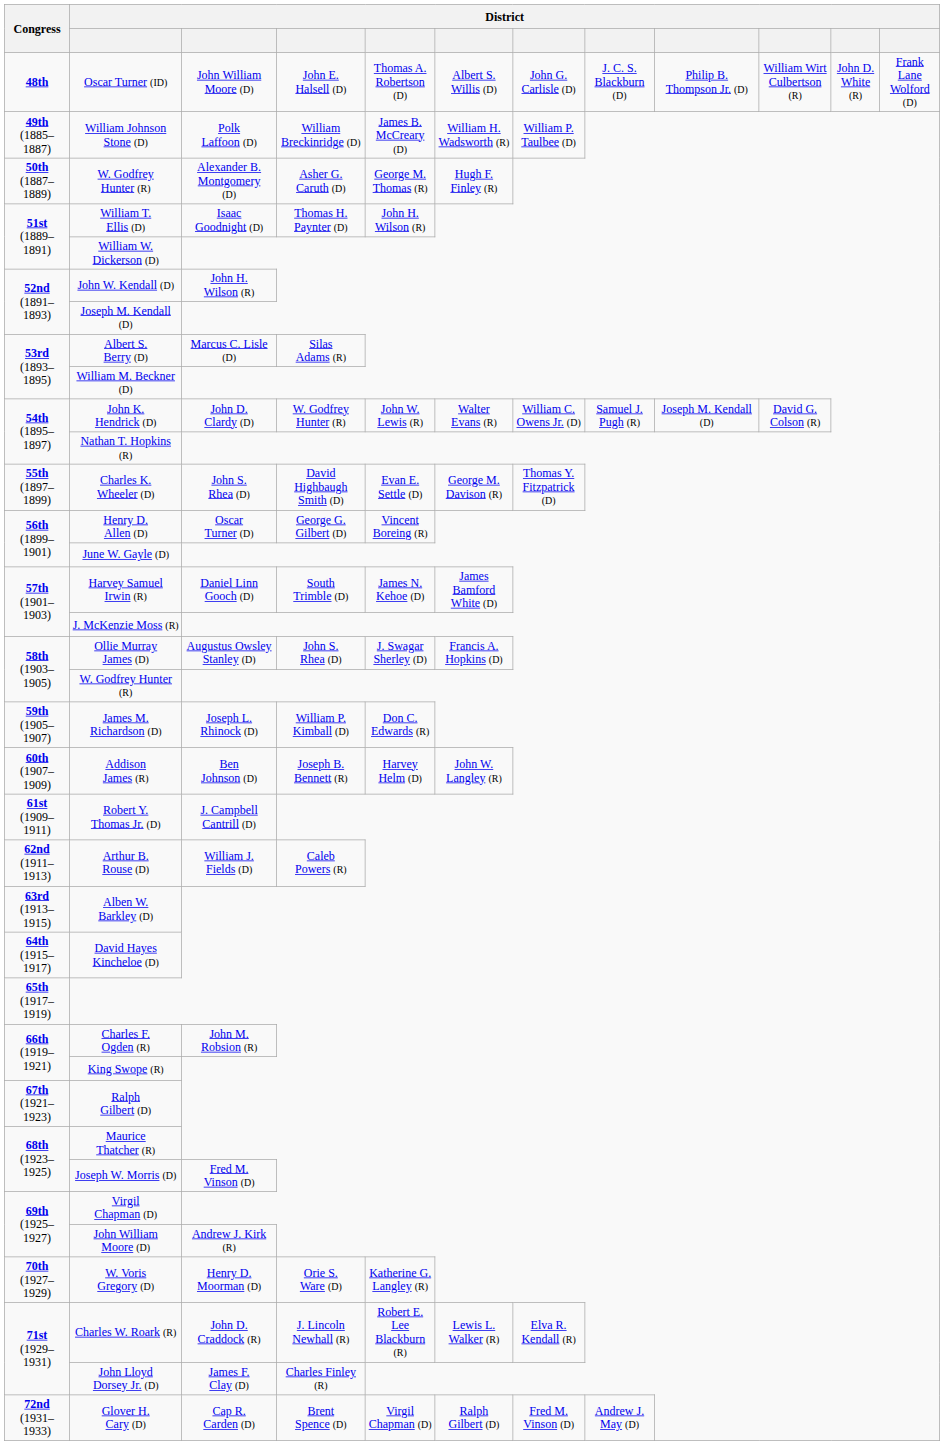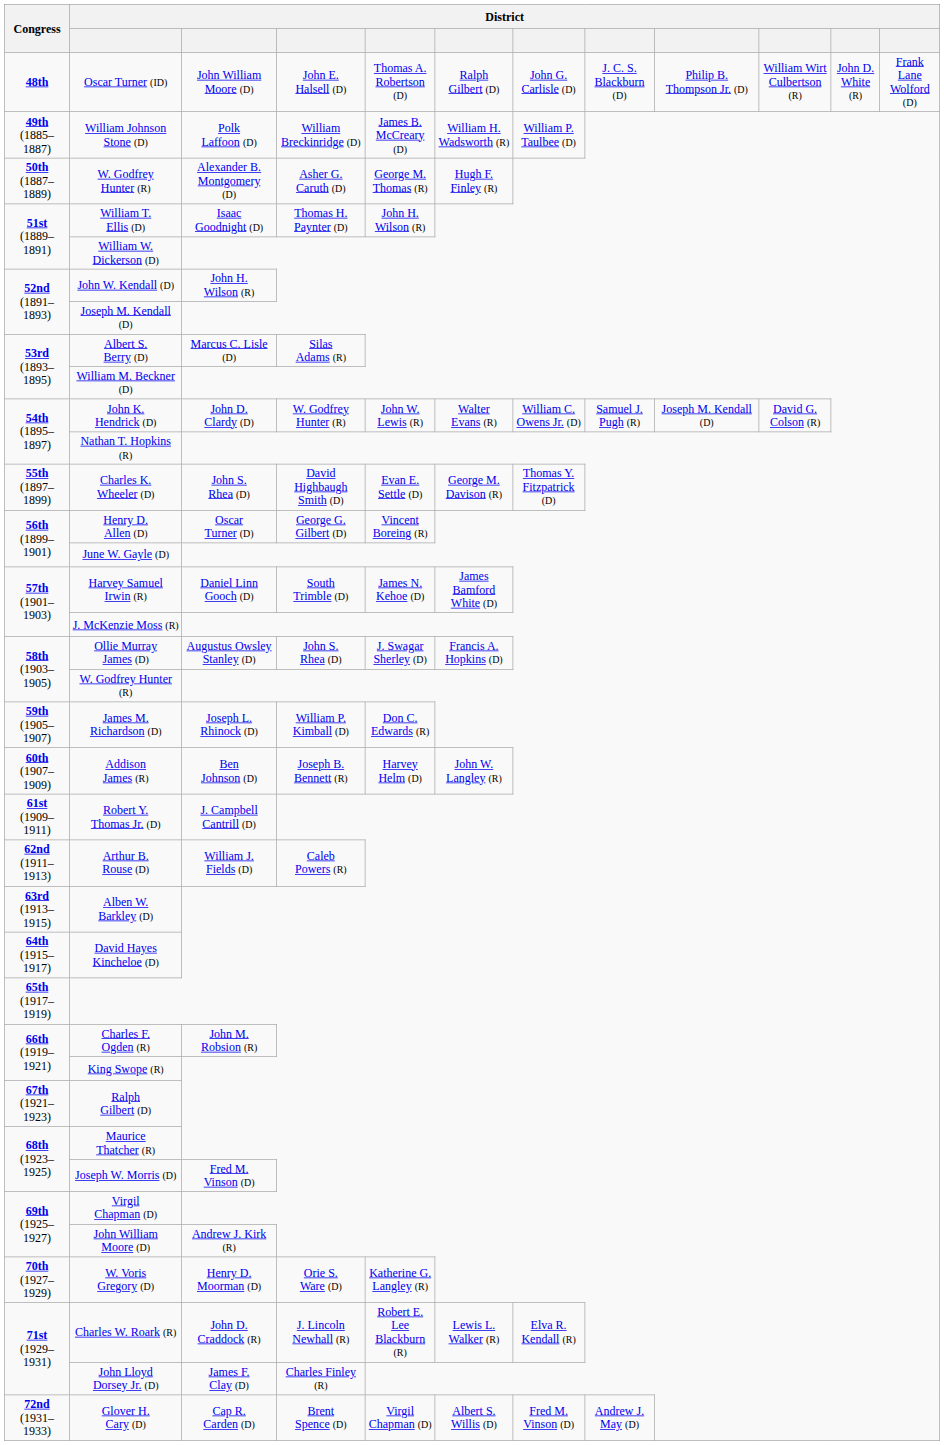(474, 82) Albert S. Willis (D) -> (474, 82) Ralph Gilbert (D)
(474, 1418) Ralph Gilbert (D) -> (474, 1418) Albert S. Willis (D)
